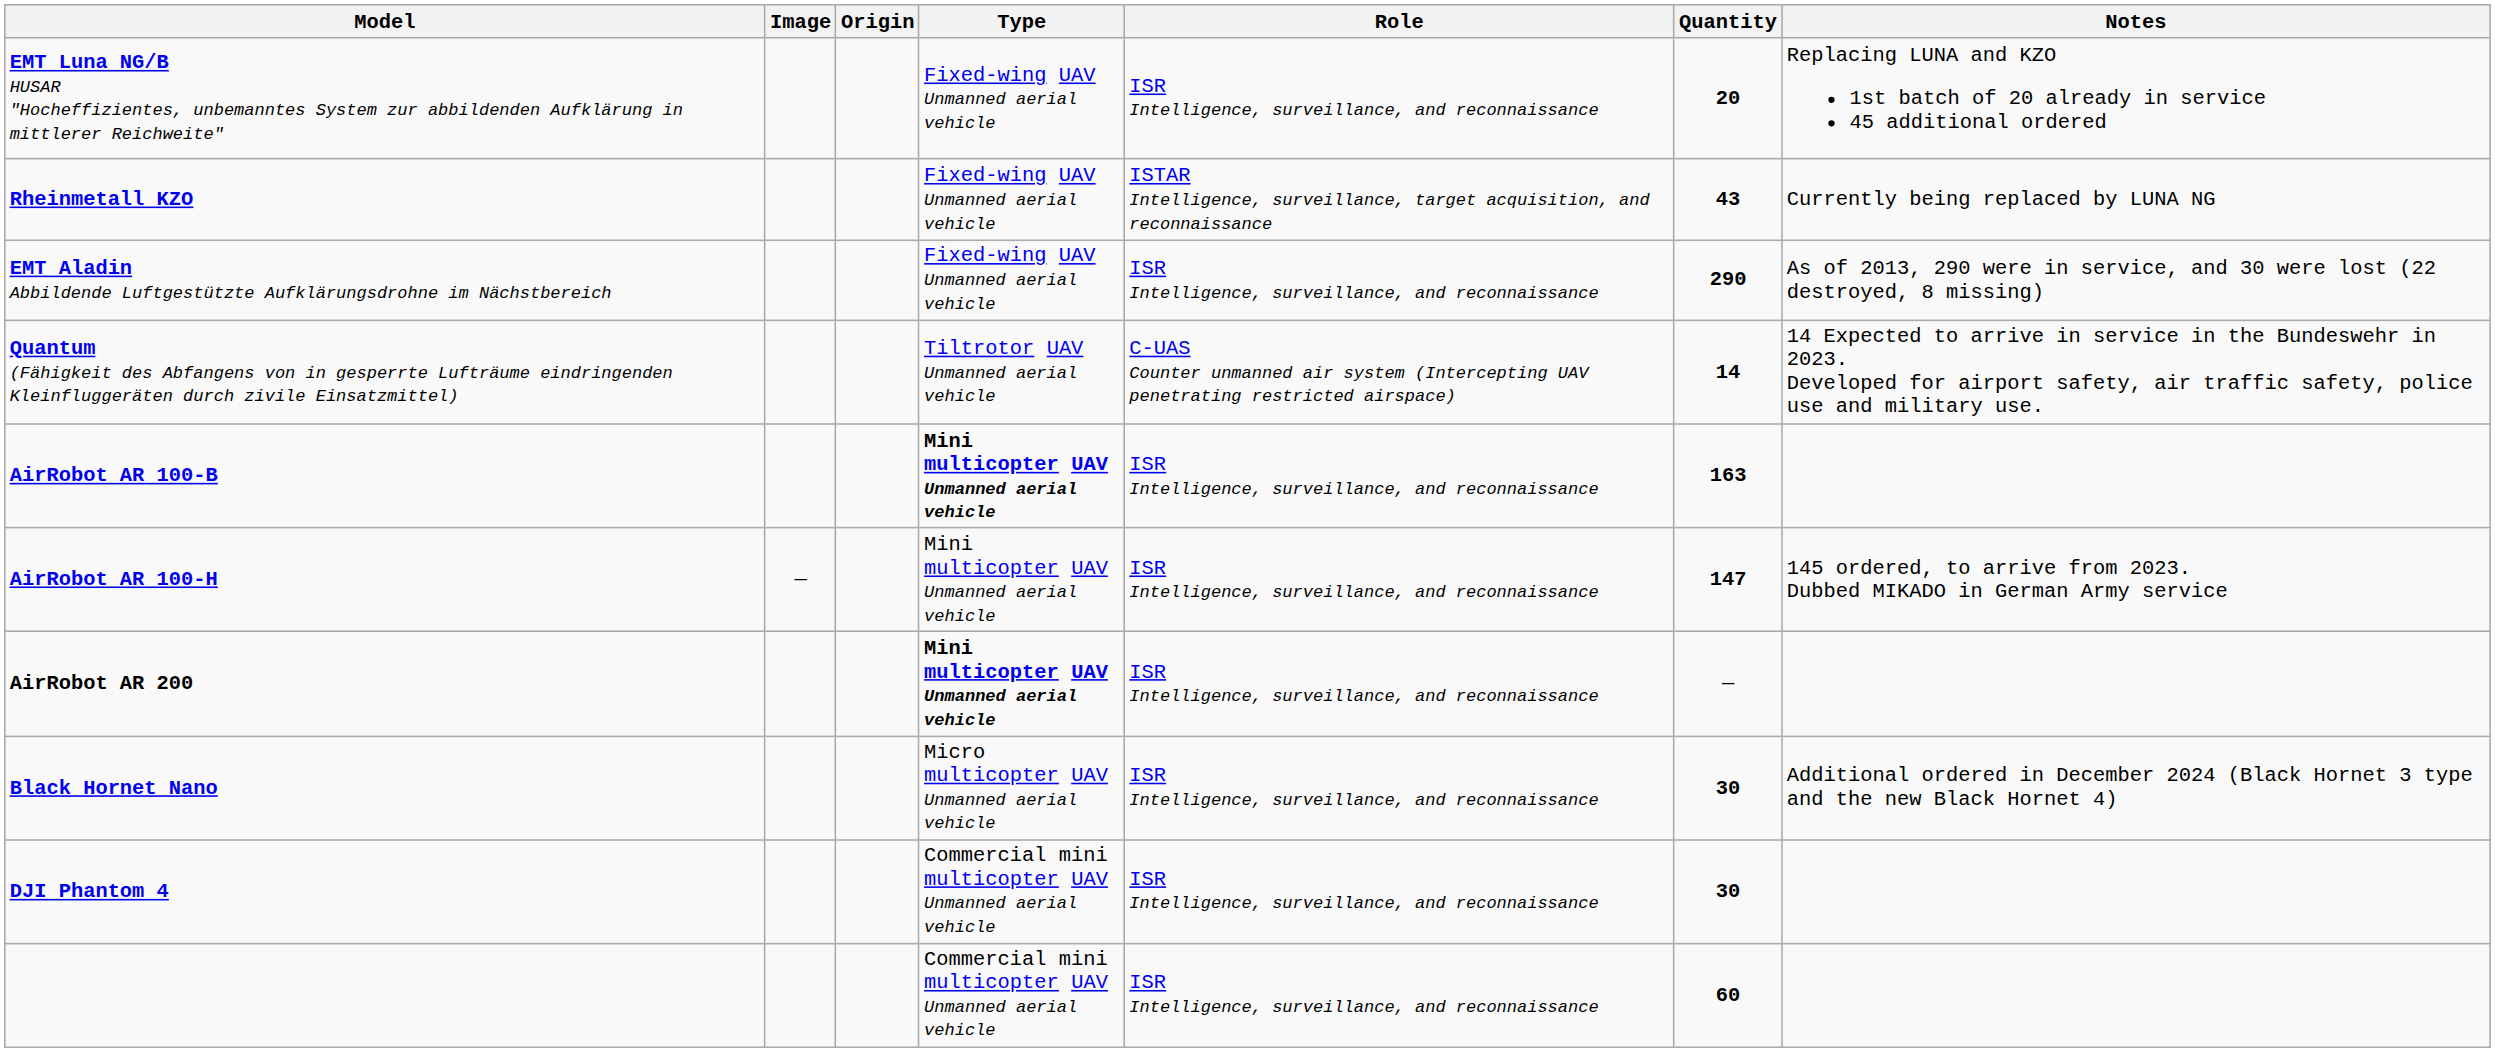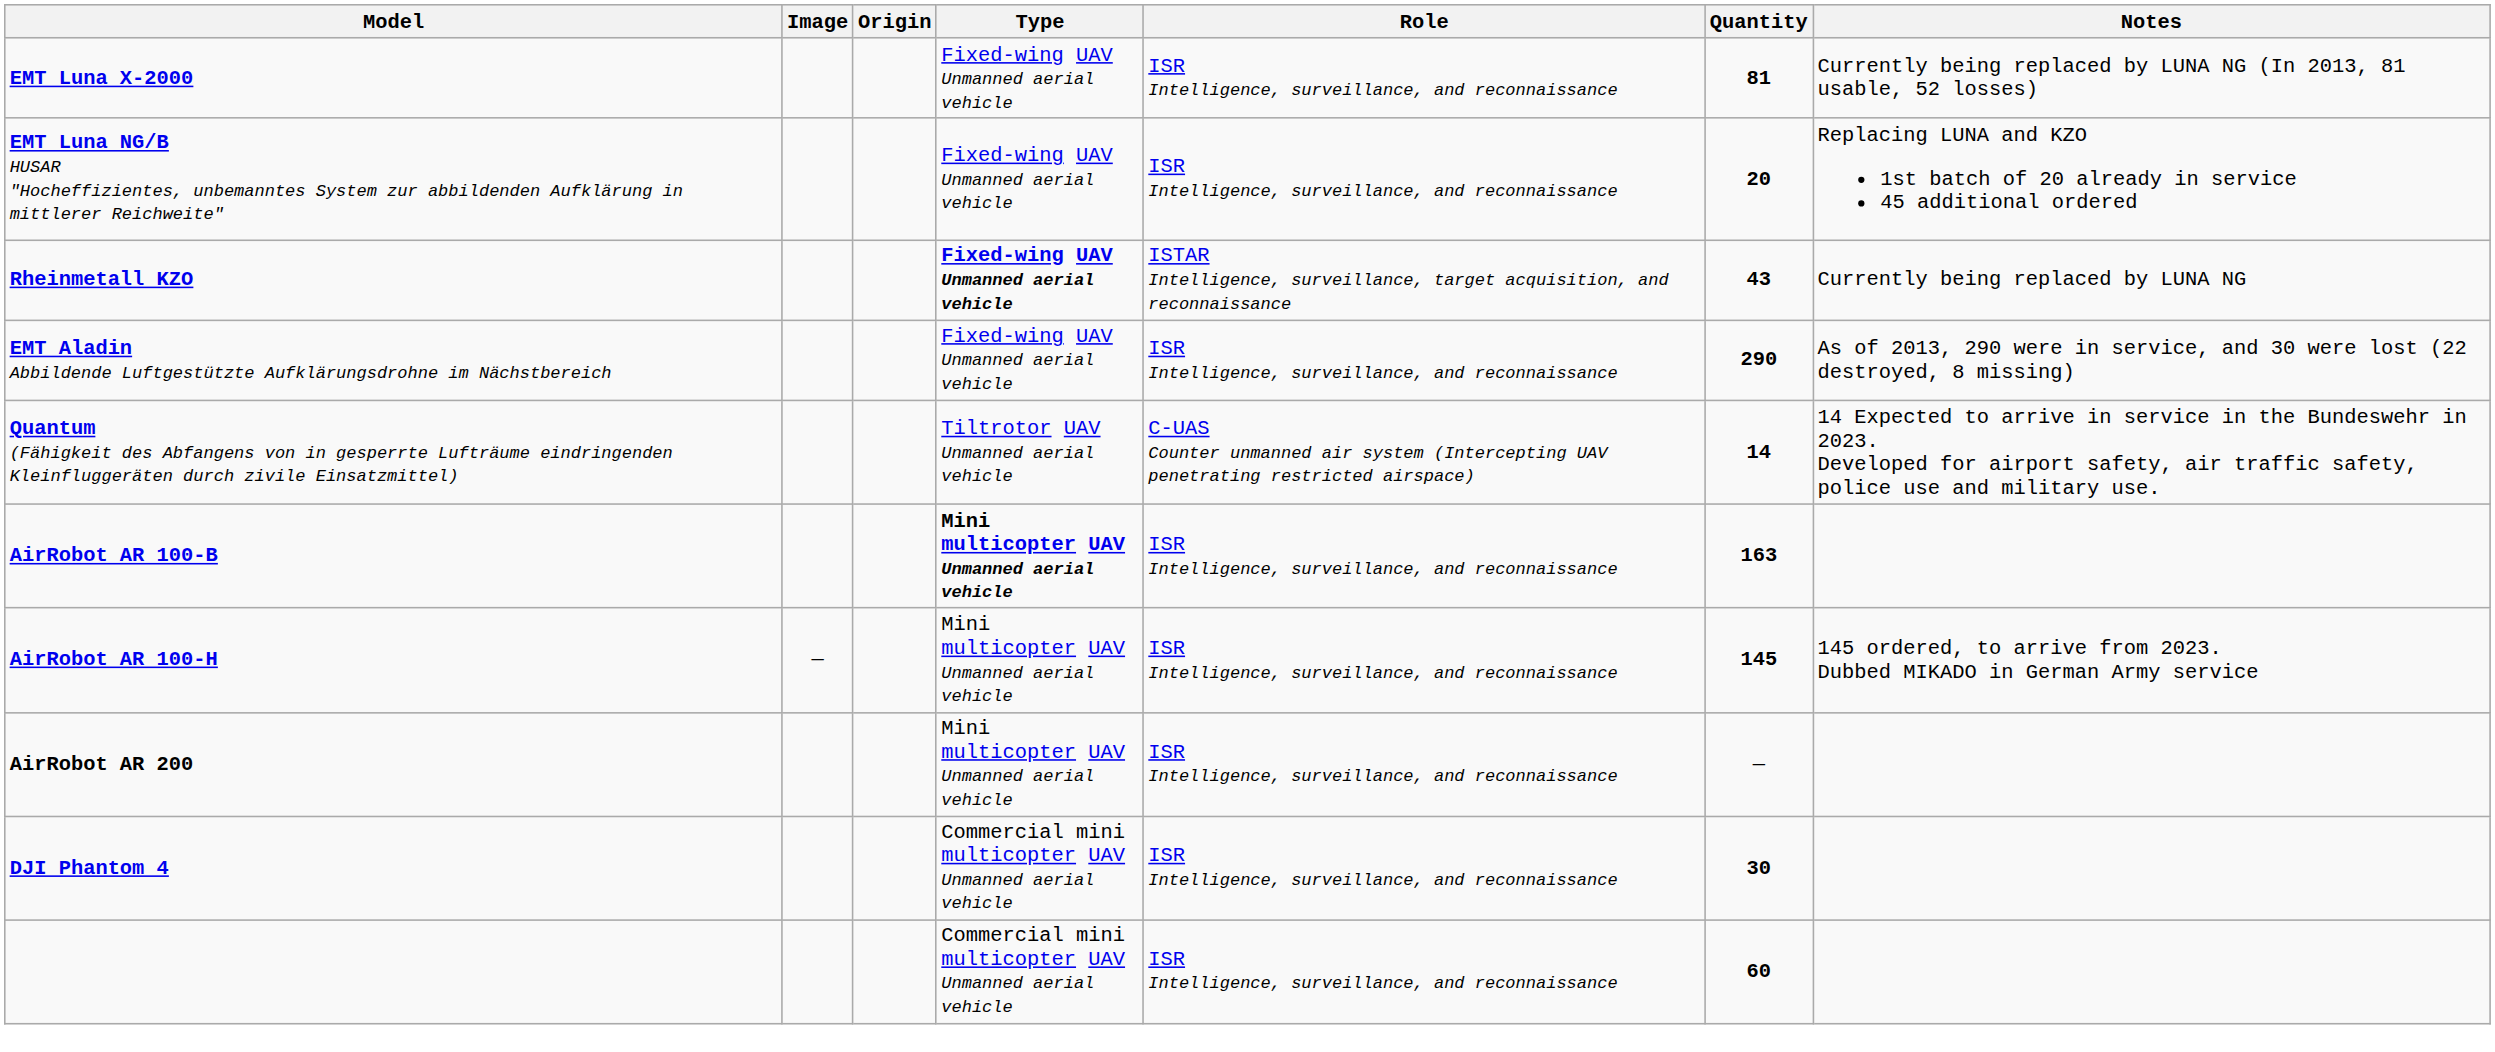+ row: (102, 78)
(1010, 199) normal -> (1027, 280) bold
(1728, 580) 147 -> (1759, 660) 145
(1016, 684) bold -> (1033, 764) normal
- row: (114, 788)
